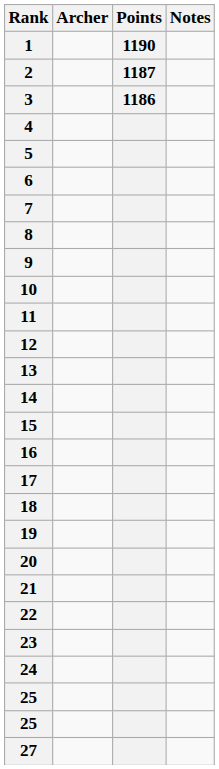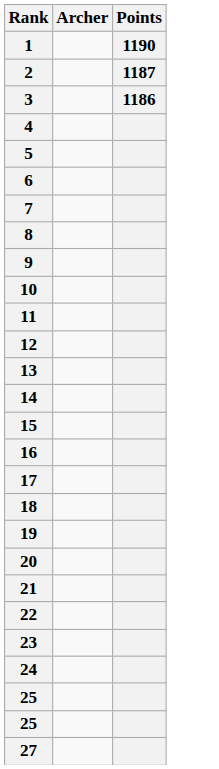- column: (190, 18)
